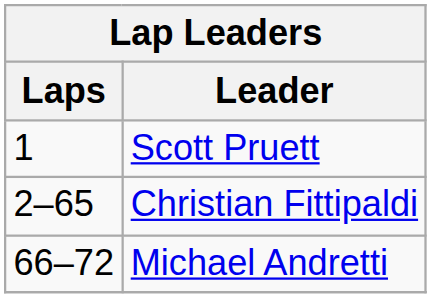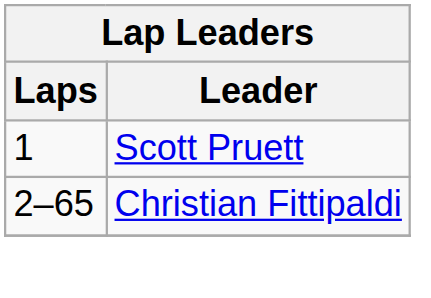- row: (259, 262)
